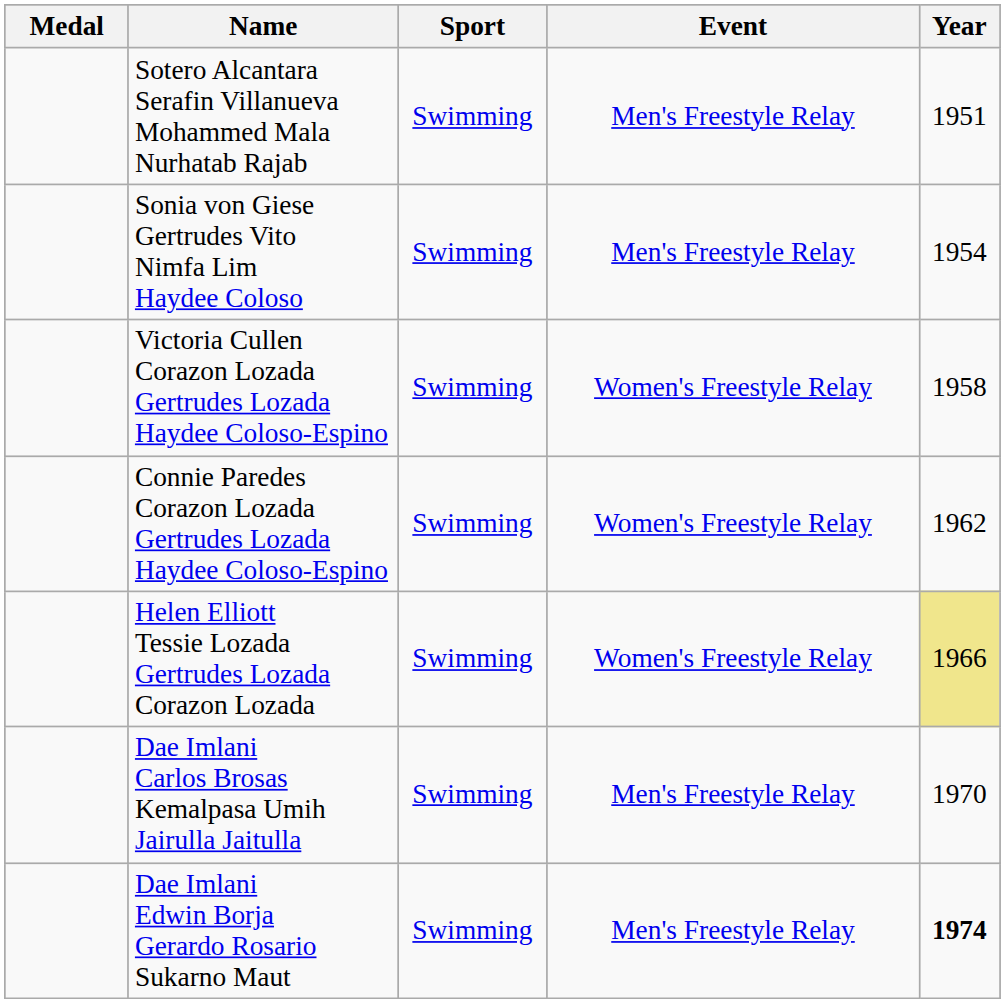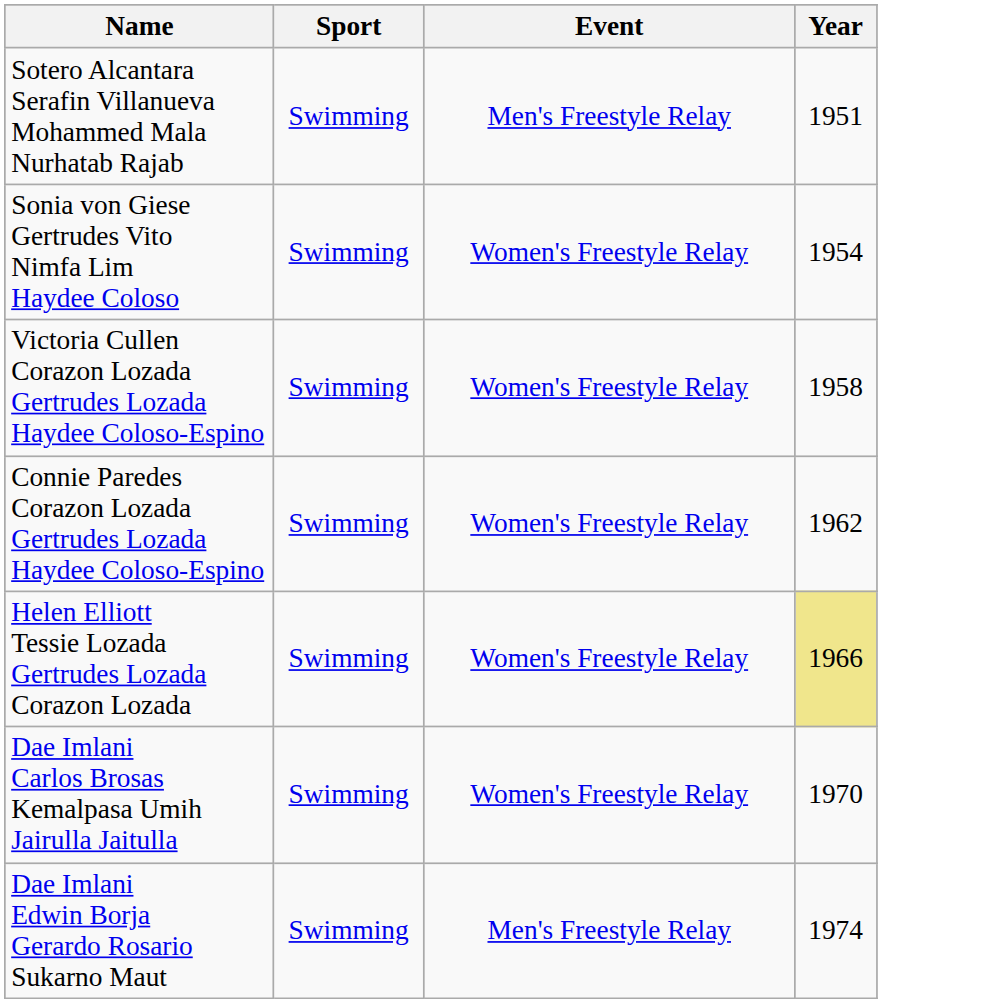- column: (67, 26)
(733, 251) Men's Freestyle Relay -> (609, 251) Women's Freestyle Relay
(733, 794) Men's Freestyle Relay -> (609, 794) Women's Freestyle Relay
(959, 930) bold -> (836, 930) normal
